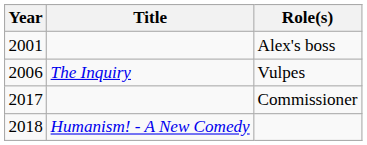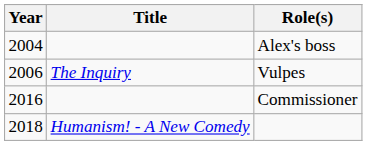(26, 45) 2001 -> (26, 45) 2004
(26, 99) 2017 -> (26, 99) 2016
